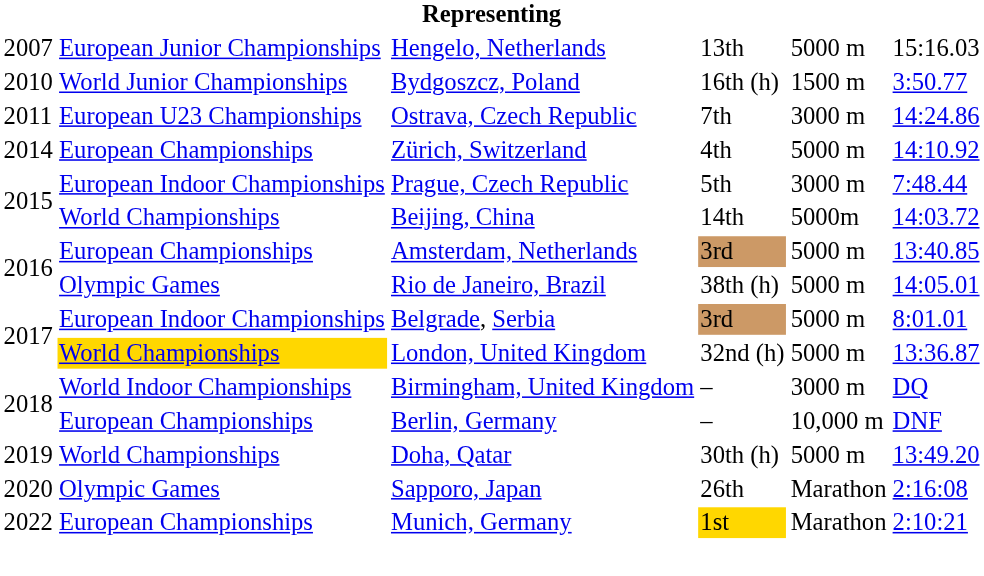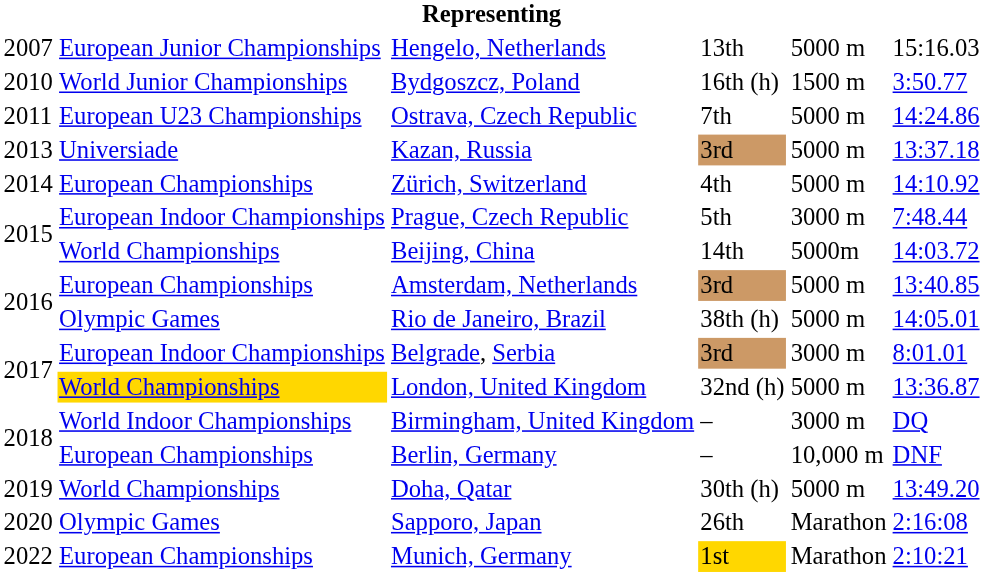(828, 115) 3000 m -> (828, 115) 5000 m
+ row: (461, 149)
(828, 319) 5000 m -> (828, 353) 3000 m
